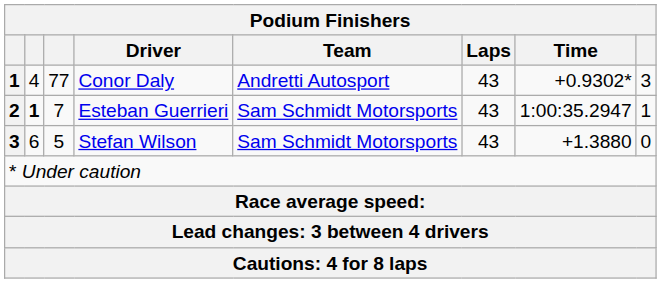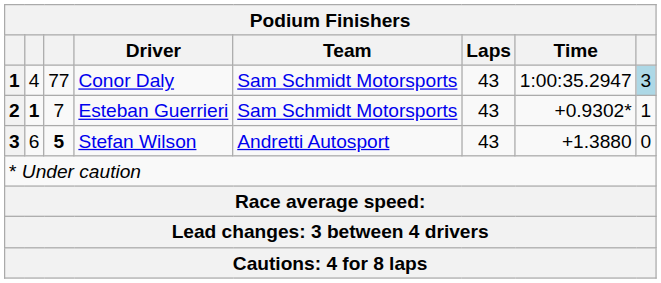(313, 81) Andretti Autosport -> (347, 81) Sam Schmidt Motorsports
(593, 81) +0.9302* -> (576, 81) 1:00:35.2947
(646, 81) no background -> (646, 81) lightblue background
(576, 111) 1:00:35.2947 -> (593, 111) +0.9302*
(59, 141) normal -> (59, 141) bold
(347, 141) Sam Schmidt Motorsports -> (313, 141) Andretti Autosport
